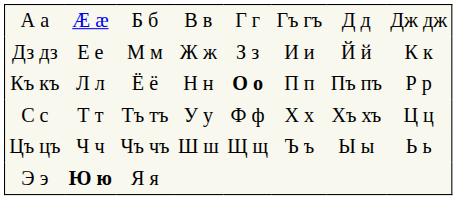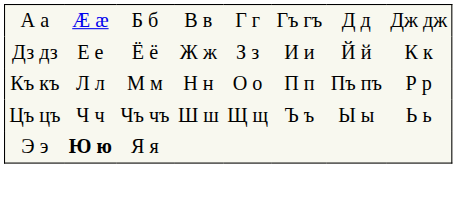(145, 52) М м -> (145, 52) Ё ё
(145, 83) Ё ё -> (145, 83) М м
(248, 83) bold -> (248, 83) normal
- row: (35, 115)
